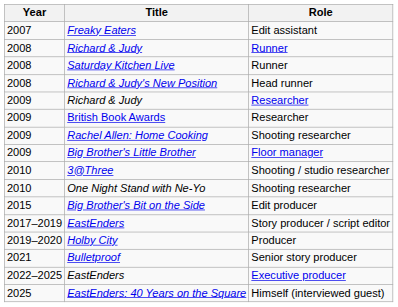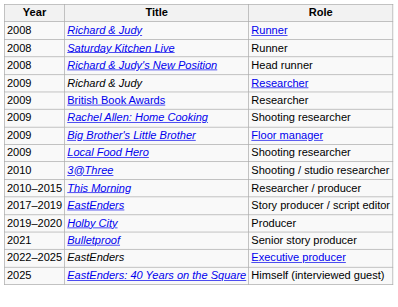- row: (102, 30)
+ row: (108, 153)
- row: (136, 188)
+ row: (99, 188)
- row: (136, 205)
